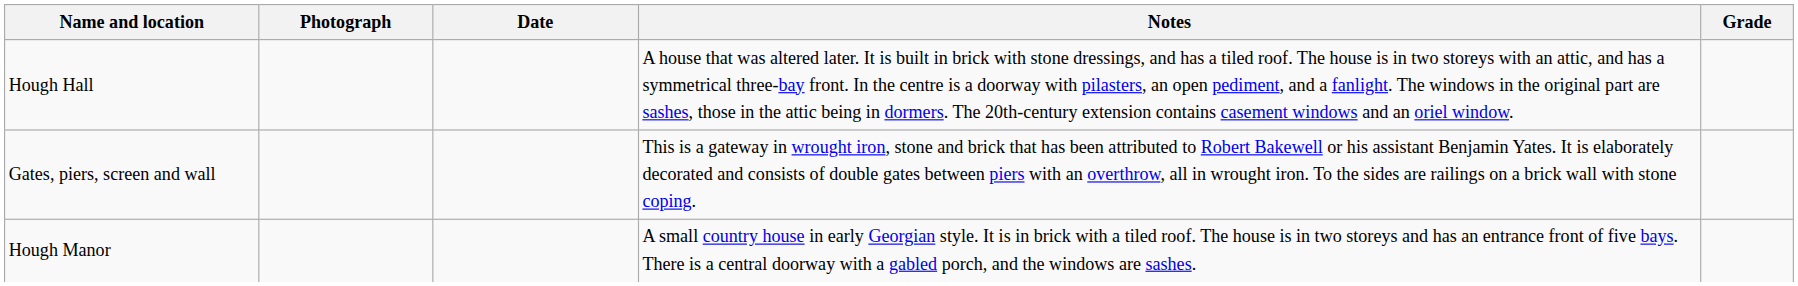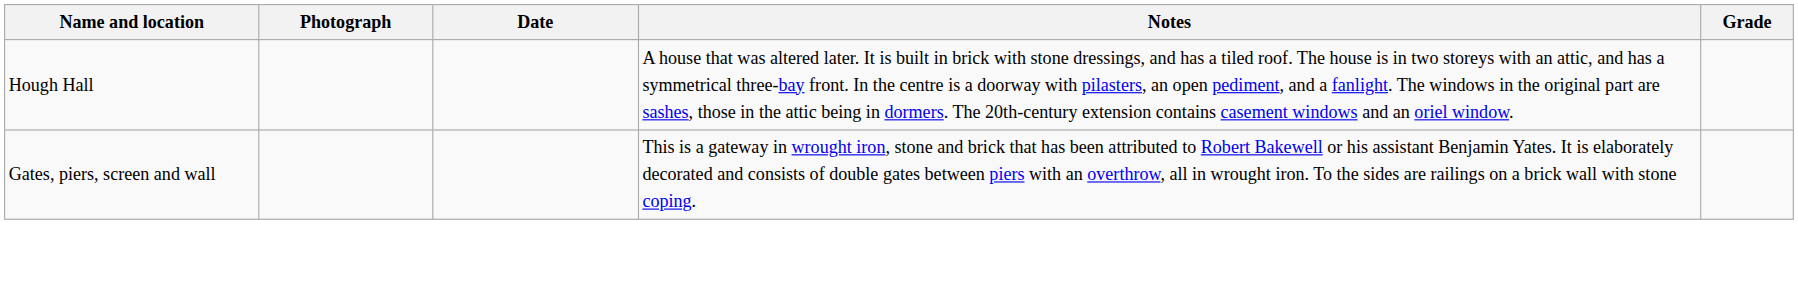- row: (60, 250)
